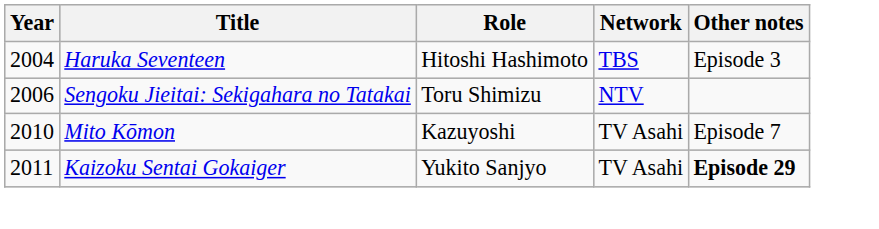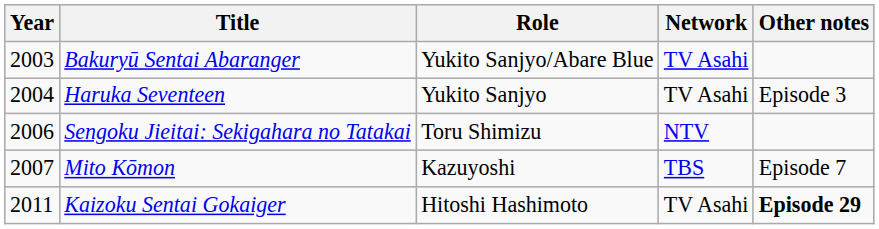+ row: (182, 59)
(505, 59) Hitoshi Hashimoto -> (484, 95) Yukito Sanjyo
(619, 59) TBS -> (706, 95) TV Asahi
(32, 132) 2010 -> (32, 168) 2007
(641, 132) TV Asahi -> (684, 168) TBS
(484, 168) Yukito Sanjyo -> (505, 204) Hitoshi Hashimoto
